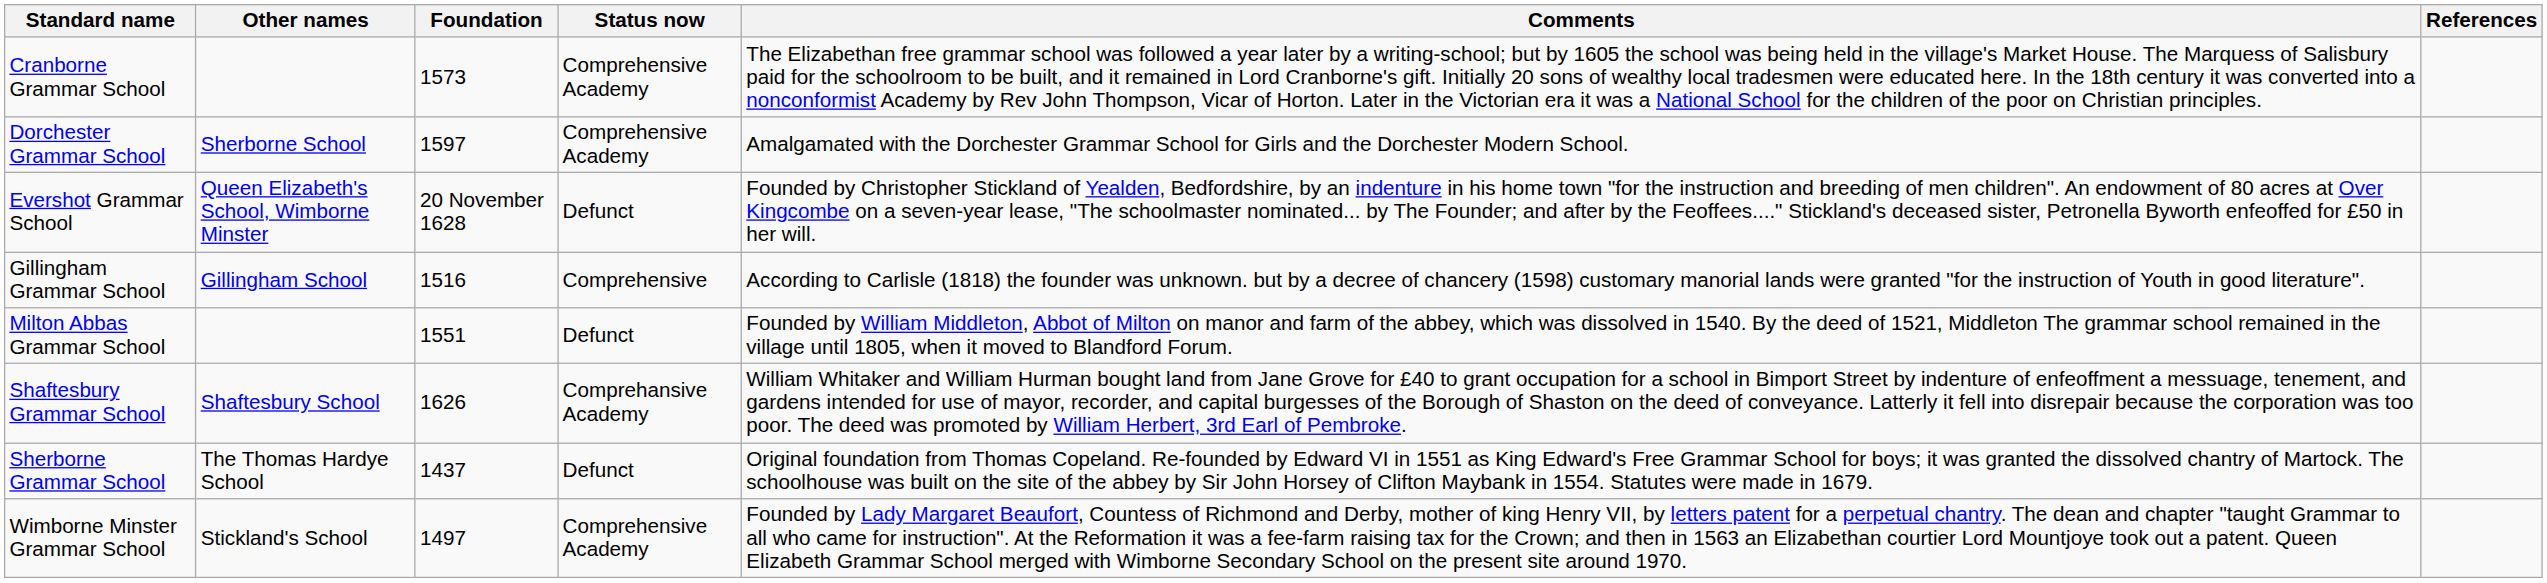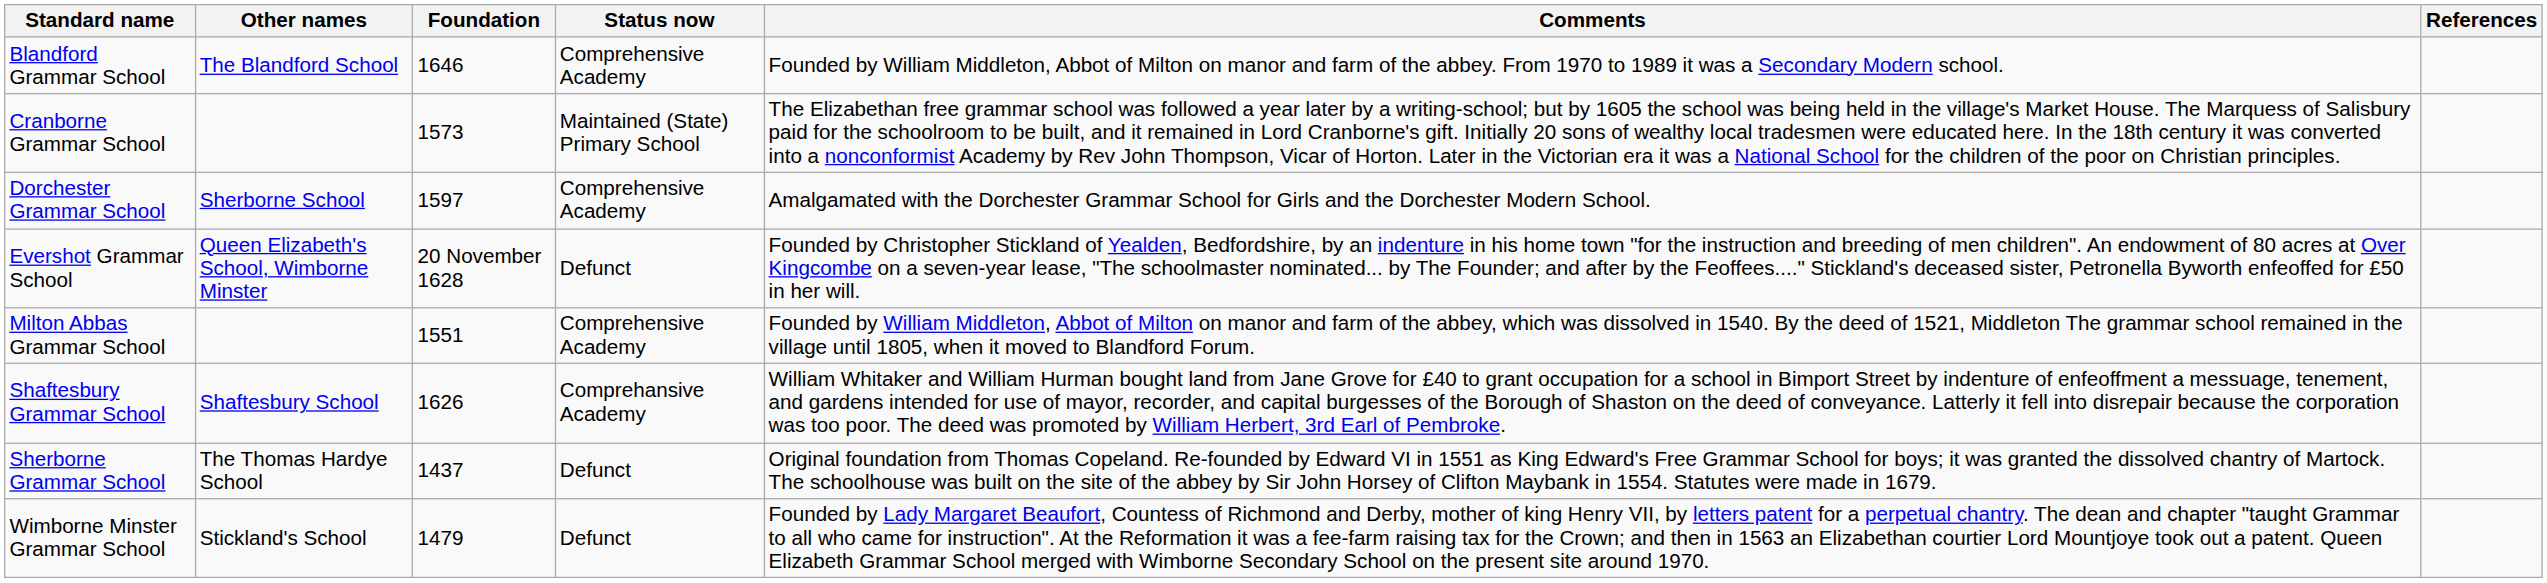+ row: (87, 65)
(635, 76) Comprehensive Academy -> (644, 132) Maintained (State) Primary School
- row: (87, 279)
(598, 335) Defunct -> (632, 335) Comprehensive Academy
(443, 538) 1497 -> (441, 538) 1479
(635, 538) Comprehensive Academy -> (595, 538) Defunct
